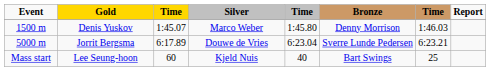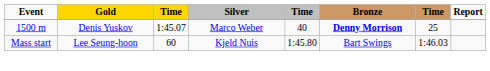(302, 27) 1:45.80 -> (302, 27) 40
(368, 27) normal -> (368, 27) bold
(433, 27) 1:46.03 -> (433, 27) 25
- row: (106, 43)
(302, 58) 40 -> (302, 43) 1:45.80
(433, 58) 25 -> (433, 43) 1:46.03
